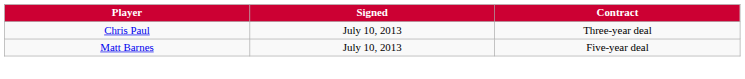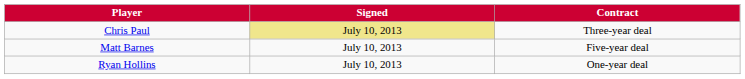(372, 30) no background -> (372, 30) khaki background
+ row: (127, 64)
